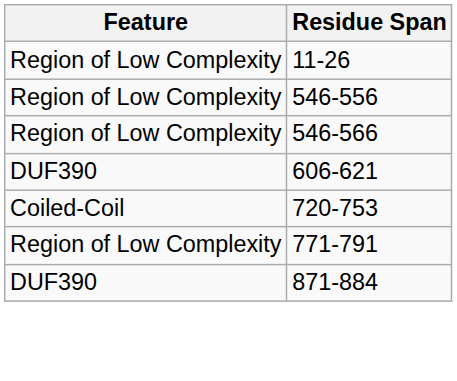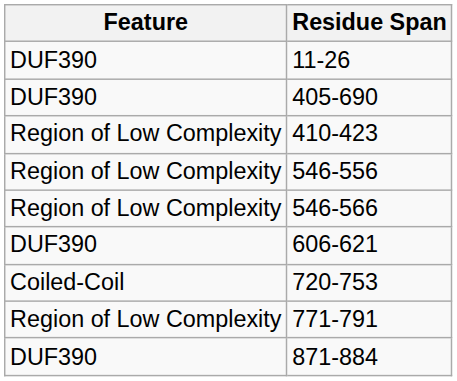(146, 60) Region of Low Complexity -> (54, 60) DUF390
+ row: (335, 97)
+ row: (335, 134)
